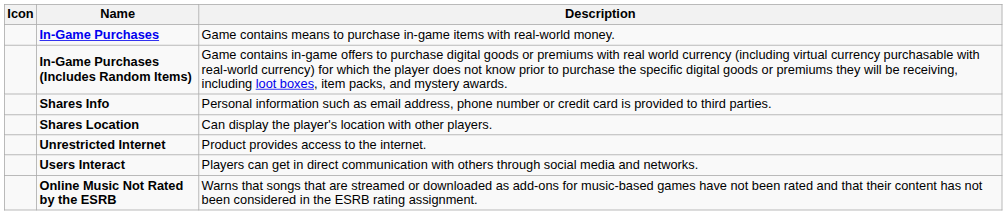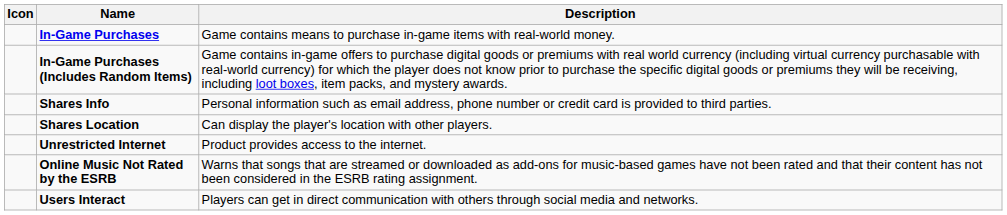rows swapped: (82, 165) <-> (111, 192)
